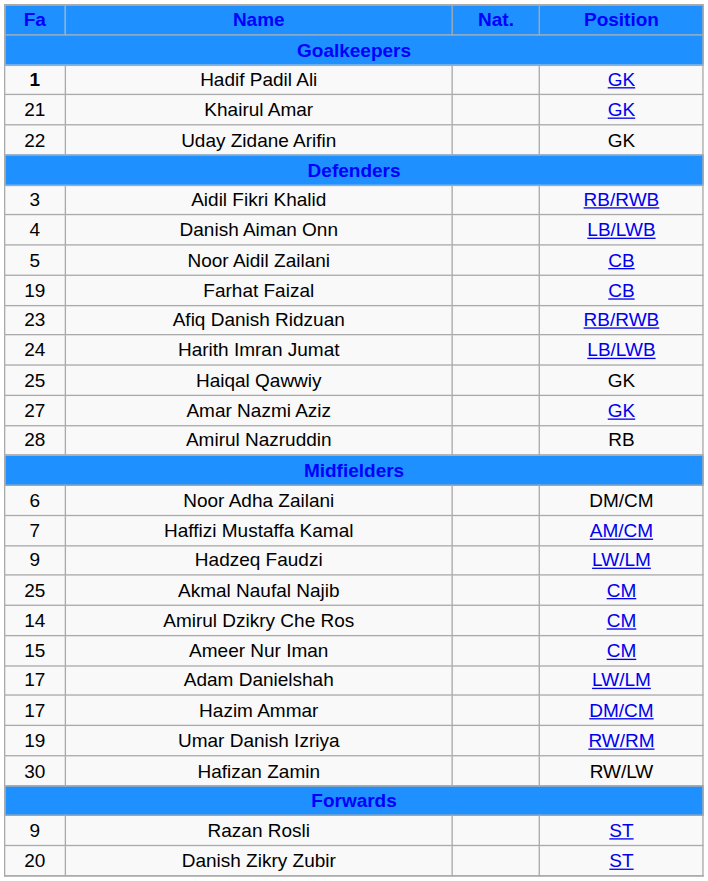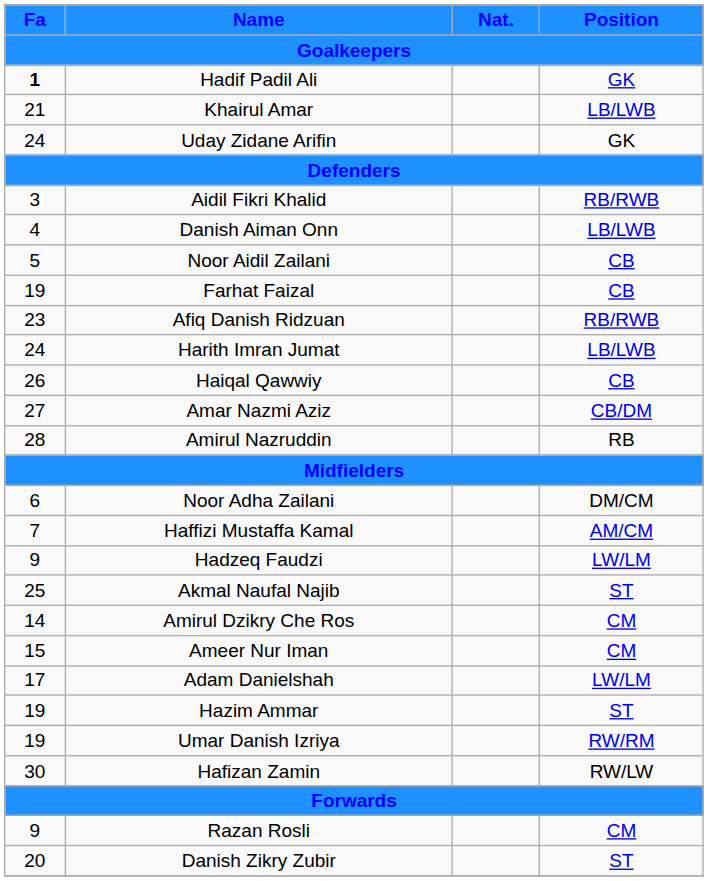(621, 110) GK -> (621, 110) LB/LWB
(35, 140) 22 -> (35, 140) 24
(35, 380) 25 -> (35, 380) 26
(621, 380) GK -> (621, 380) CB
(621, 410) GK -> (621, 410) CB/DM
(621, 591) CM -> (621, 591) ST
(35, 711) 17 -> (35, 711) 19
(621, 711) DM/CM -> (621, 711) ST
(621, 831) ST -> (621, 831) CM
